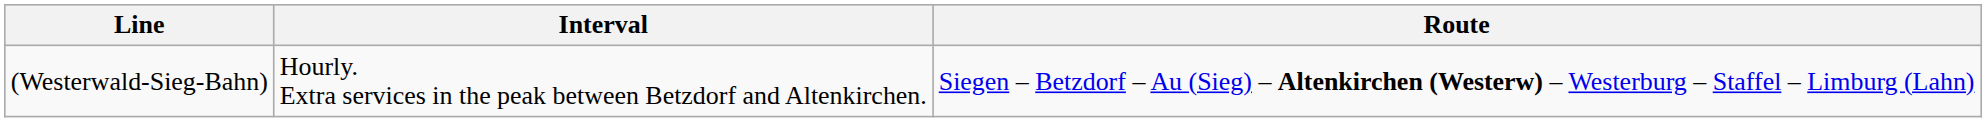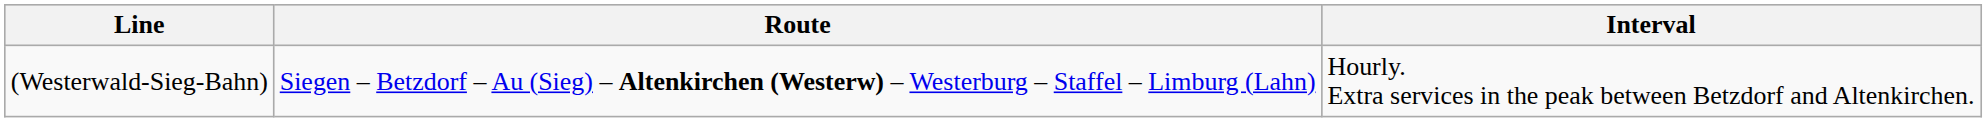columns swapped: (1457, 25) <-> (603, 25)
